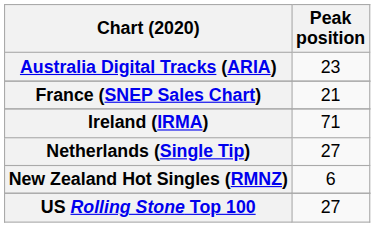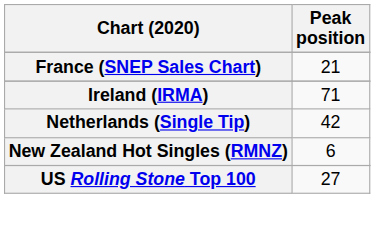- row: (148, 66)
(331, 151) 27 -> (331, 123) 42
